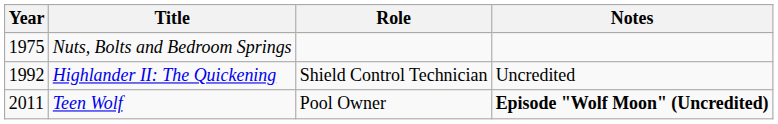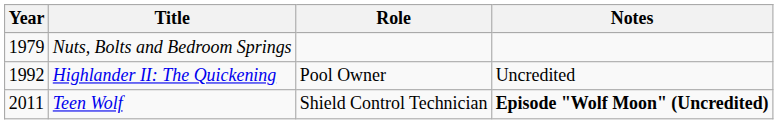(27, 47) 1975 -> (27, 47) 1979
(394, 75) Shield Control Technician -> (343, 75) Pool Owner
(343, 103) Pool Owner -> (394, 103) Shield Control Technician
